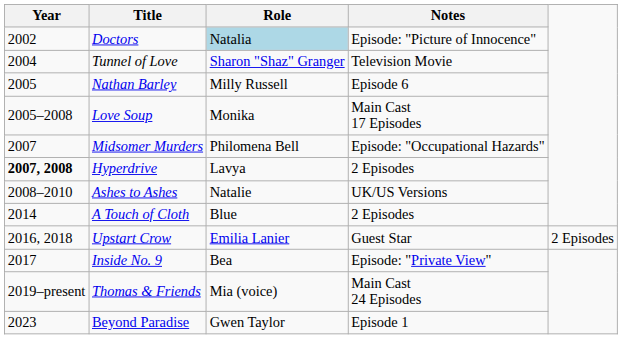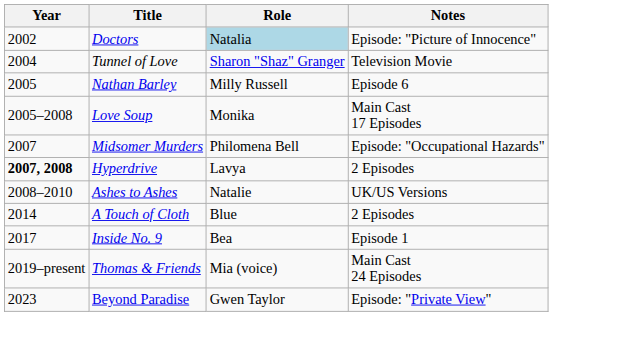- row: (132, 237)
(421, 260) Episode: "Private View" -> (380, 237) Episode 1
(380, 322) Episode 1 -> (421, 299) Episode: "Private View"
